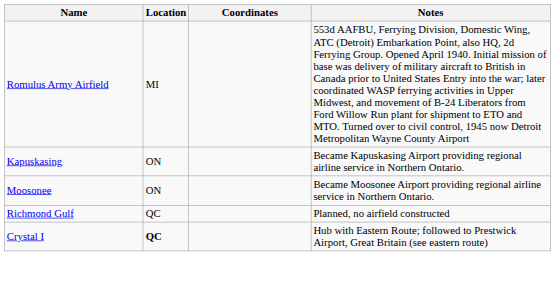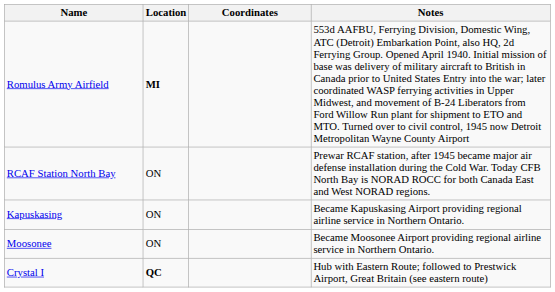(152, 84) normal -> (153, 84) bold
+ row: (61, 173)
- row: (40, 213)
